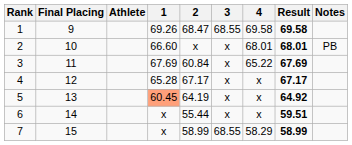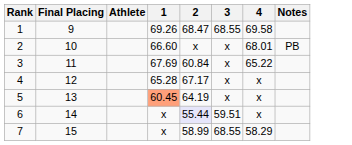- column: (294, 13)
(195, 115) no background -> (195, 115) lavender background
(227, 115) x -> (227, 115) 59.51
